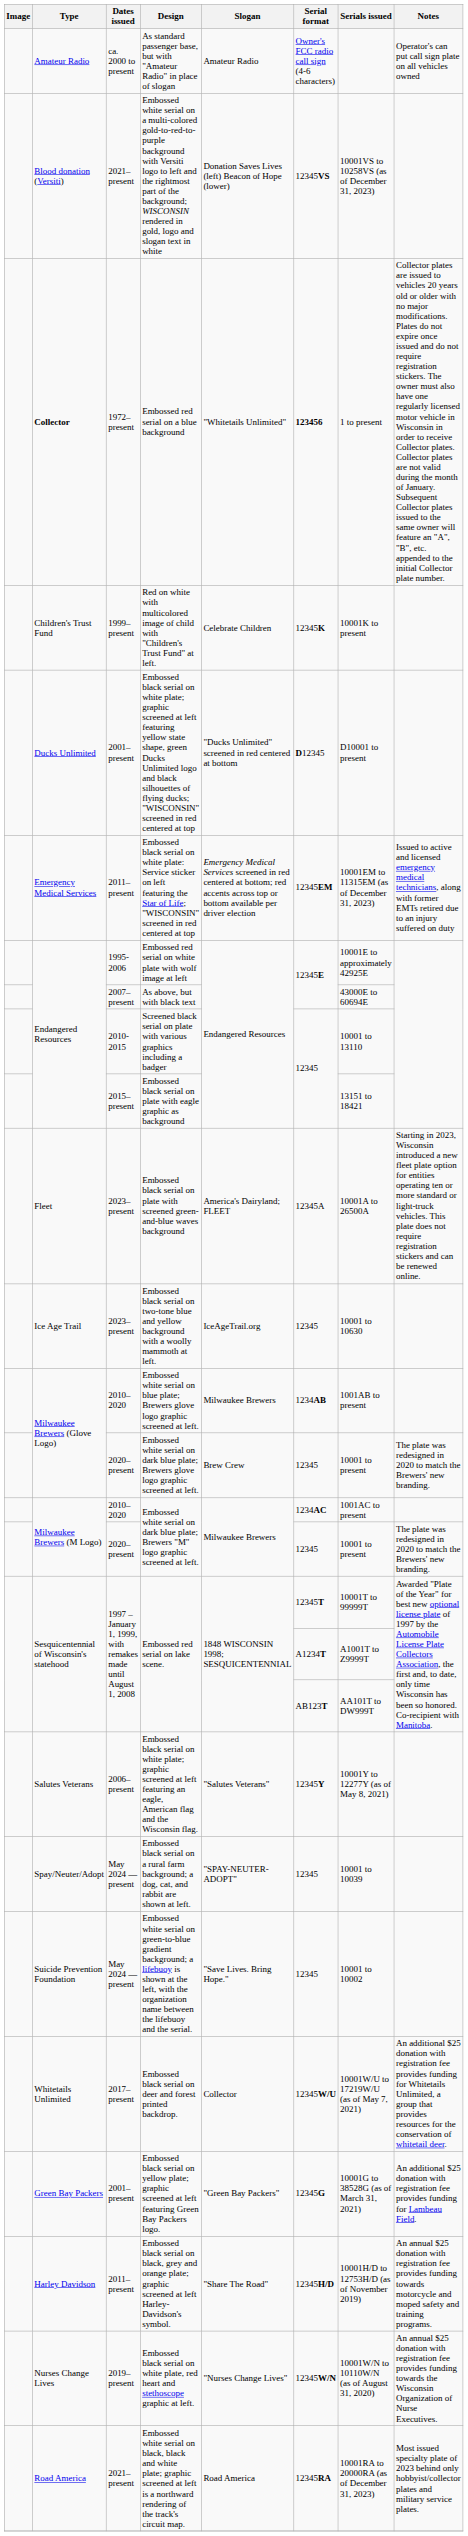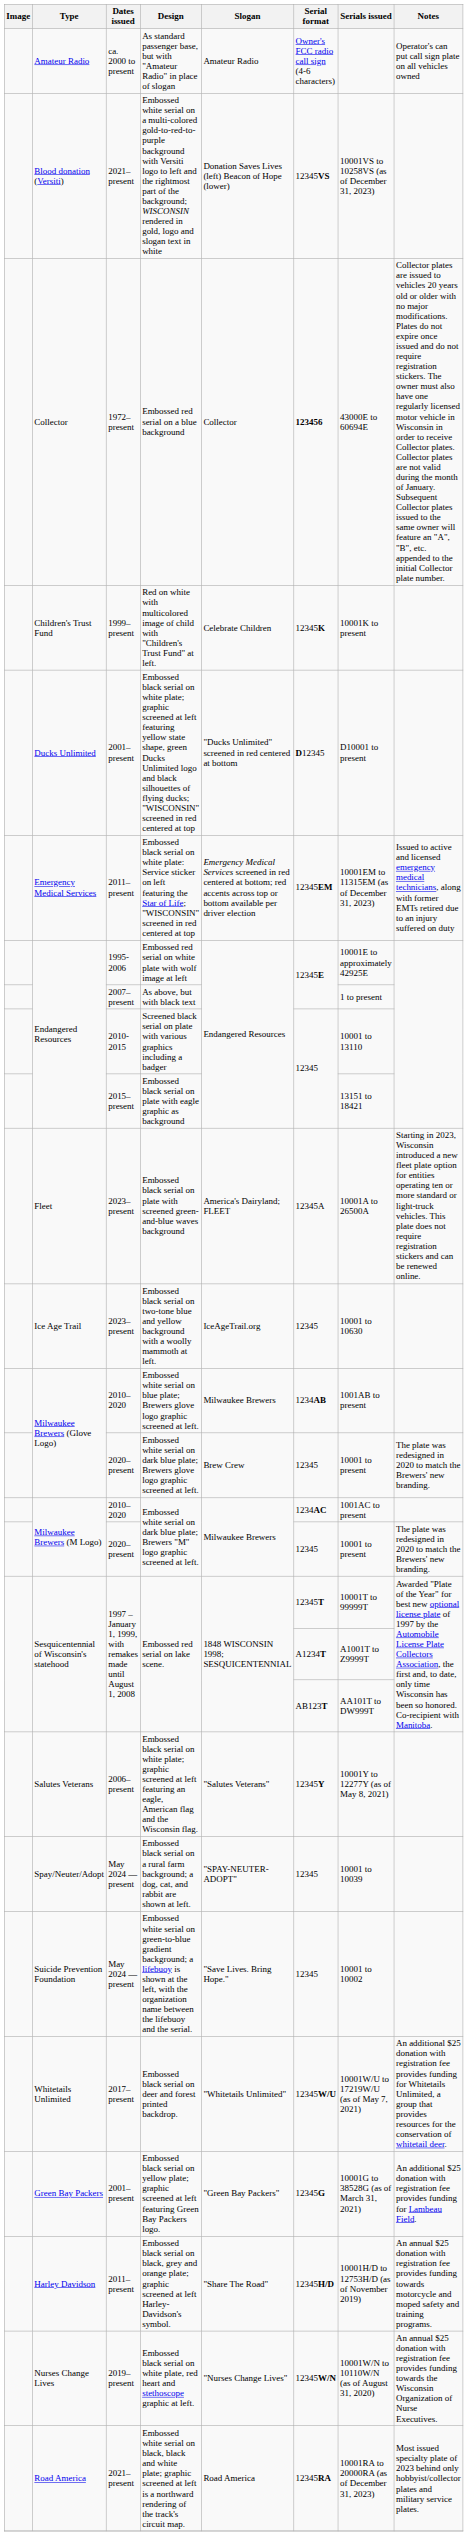(52, 422) bold -> (51, 422) normal
(245, 422) "Whitetails Unlimited" -> (220, 422) Collector
(361, 422) 1 to present -> (359, 422) 43000E to 60694E
(359, 997) 43000E to 60694E -> (361, 997) 1 to present
(220, 2094) Collector -> (245, 2094) "Whitetails Unlimited"
